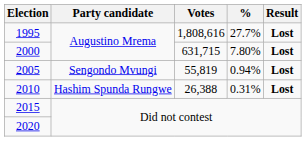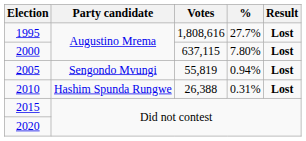(201, 51) 631,715 -> (201, 51) 637,115
